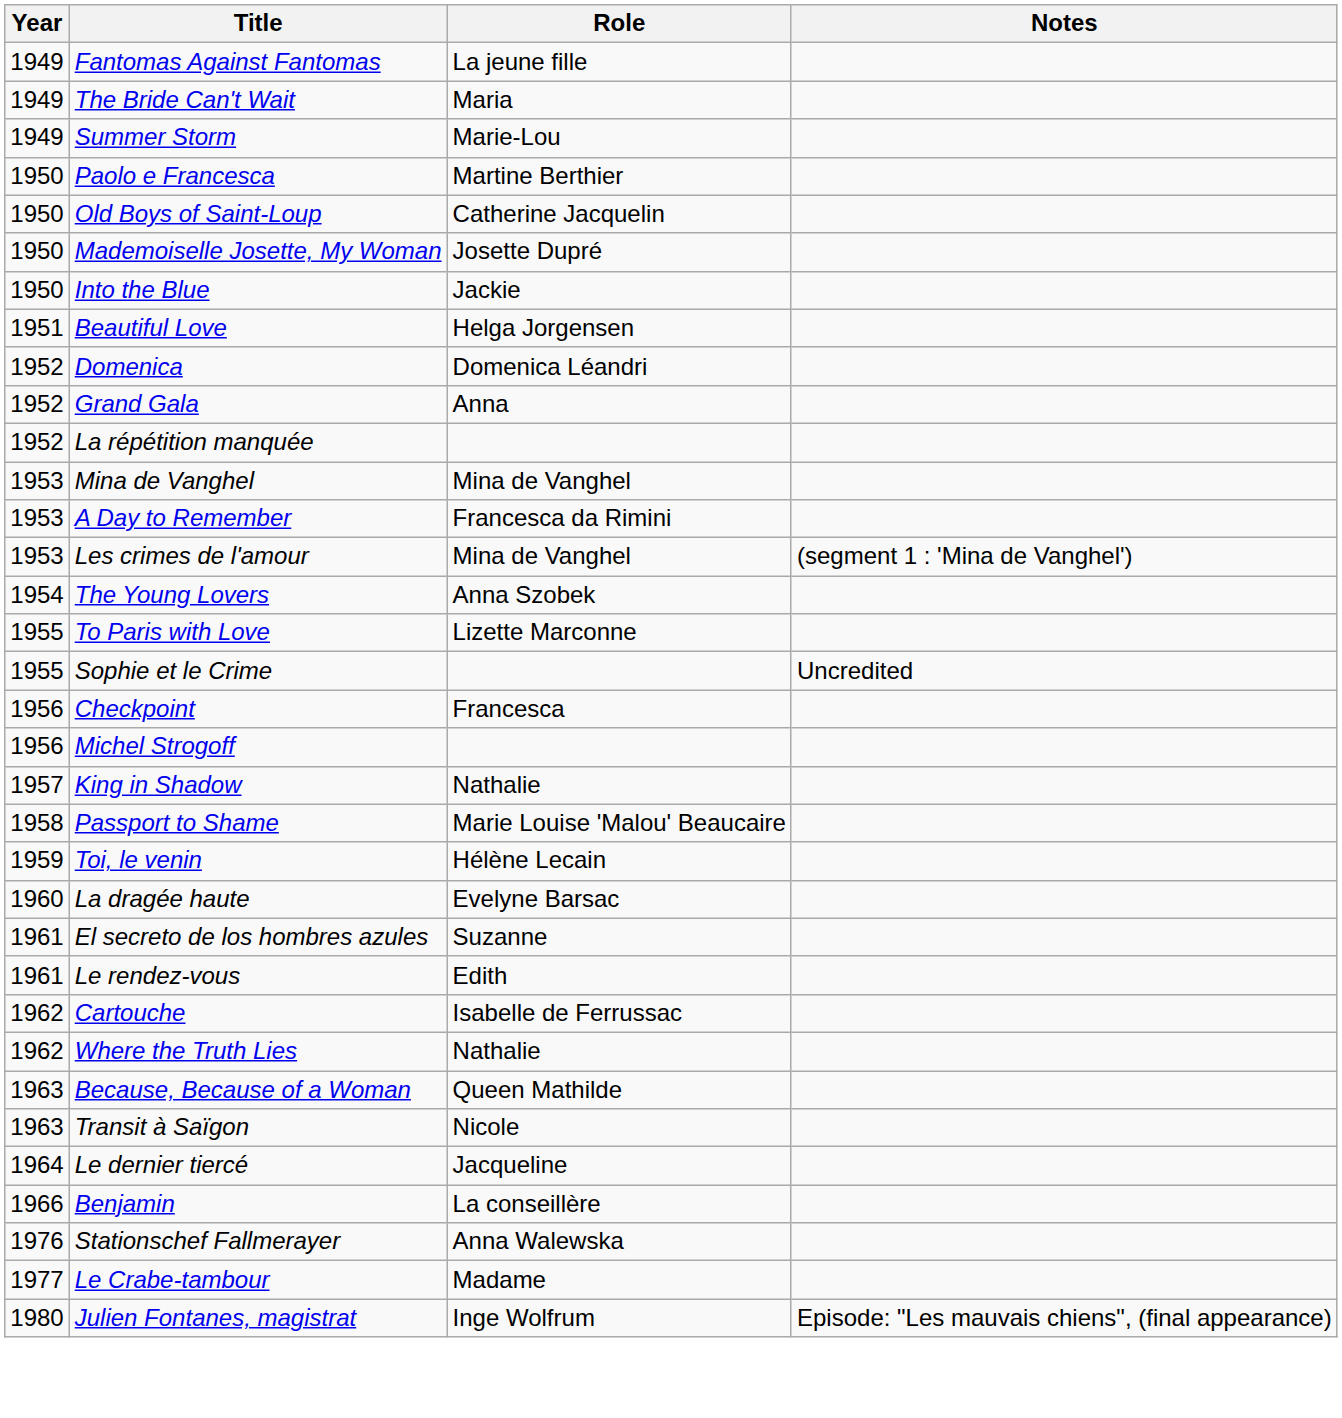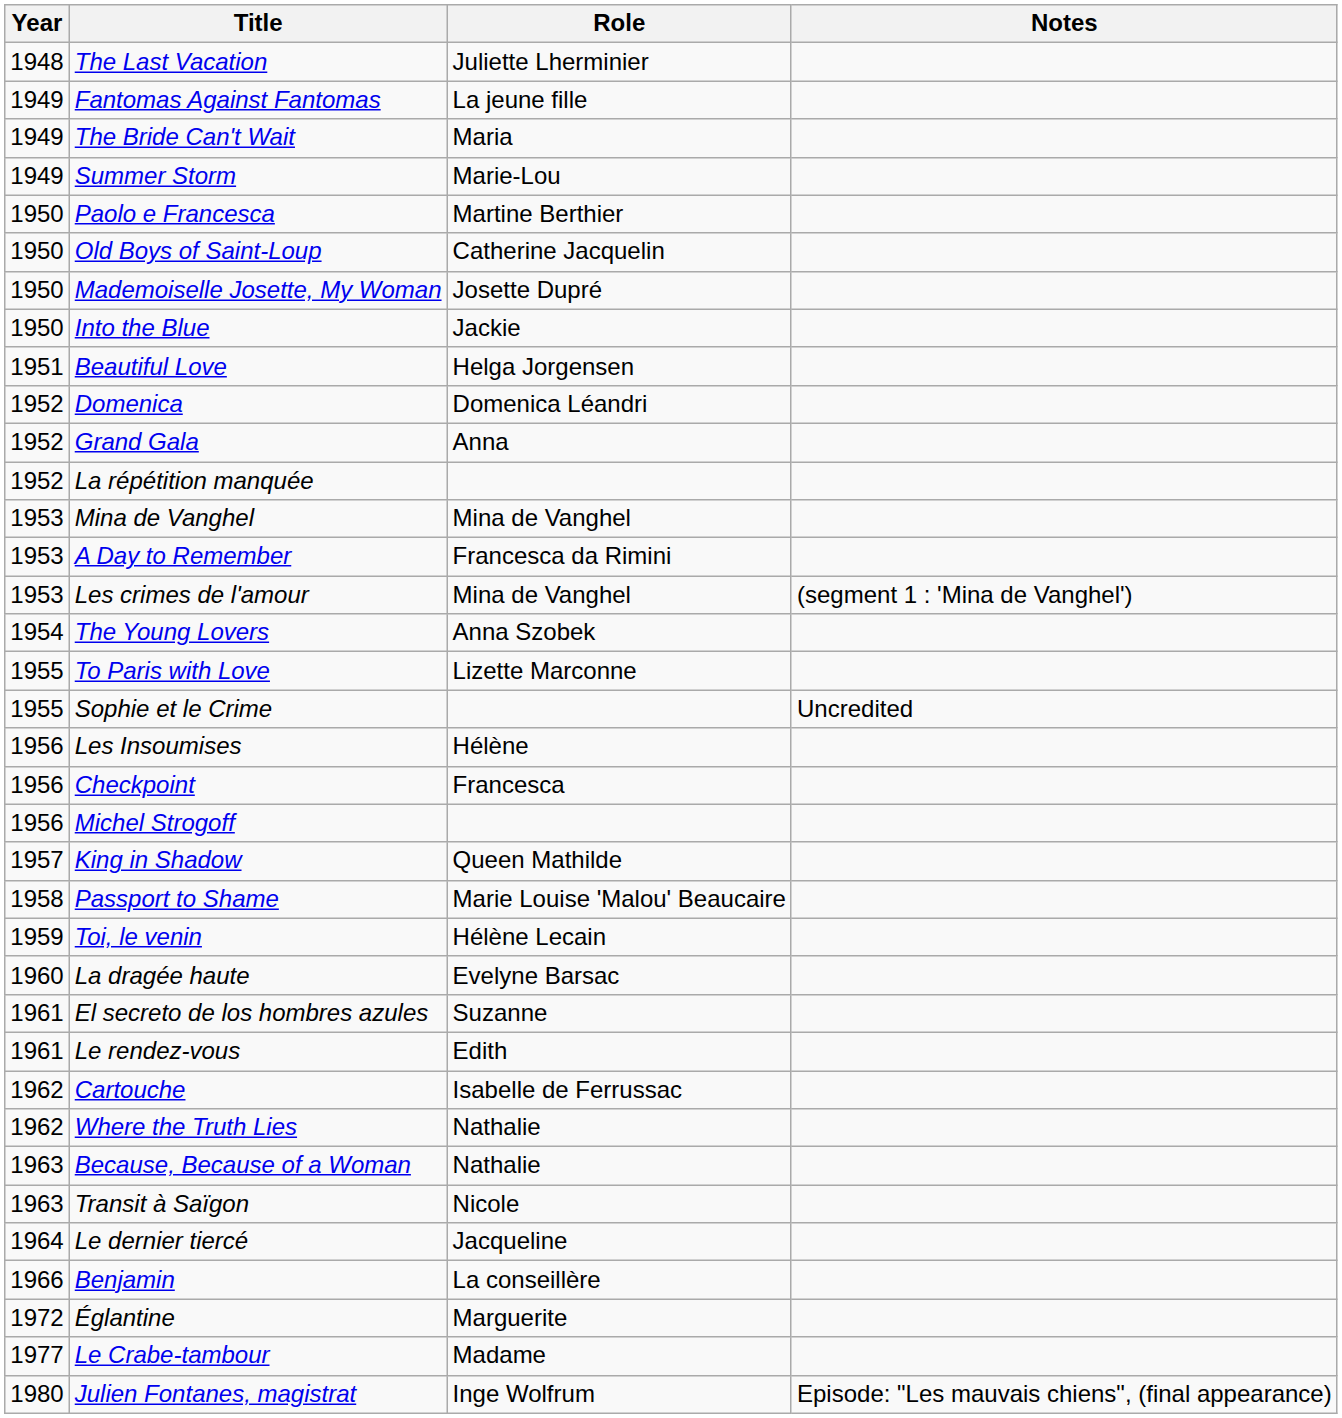+ row: (171, 61)
+ row: (158, 746)
(497, 784) Nathalie -> (537, 860) Queen Mathilde
(537, 1089) Queen Mathilde -> (497, 1165) Nathalie
+ row: (125, 1317)
- row: (207, 1241)
